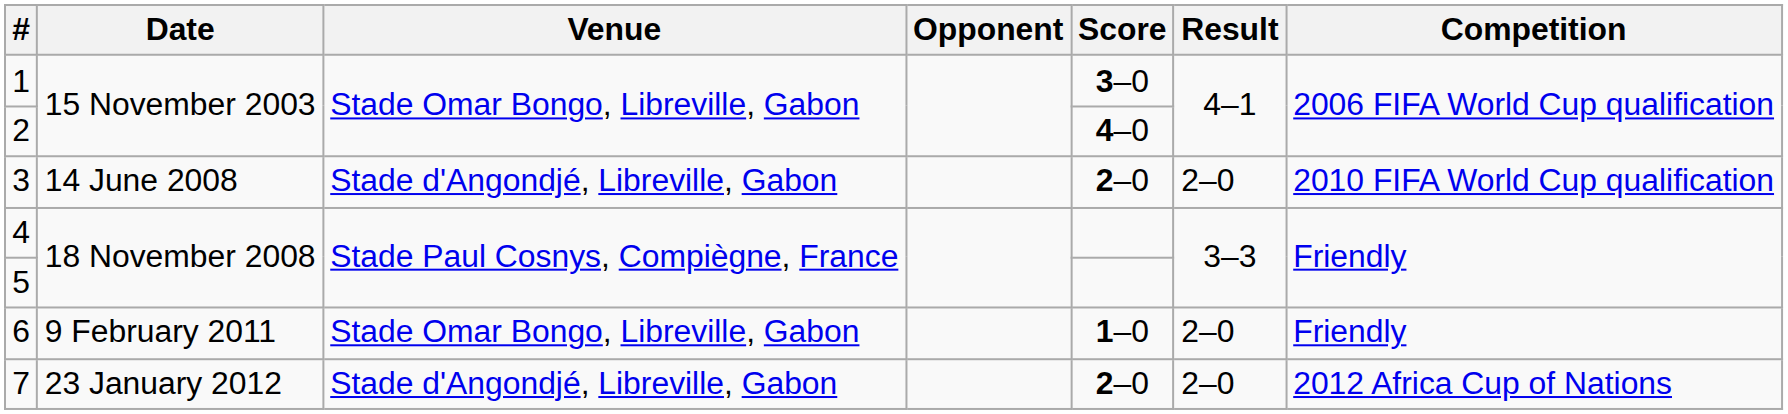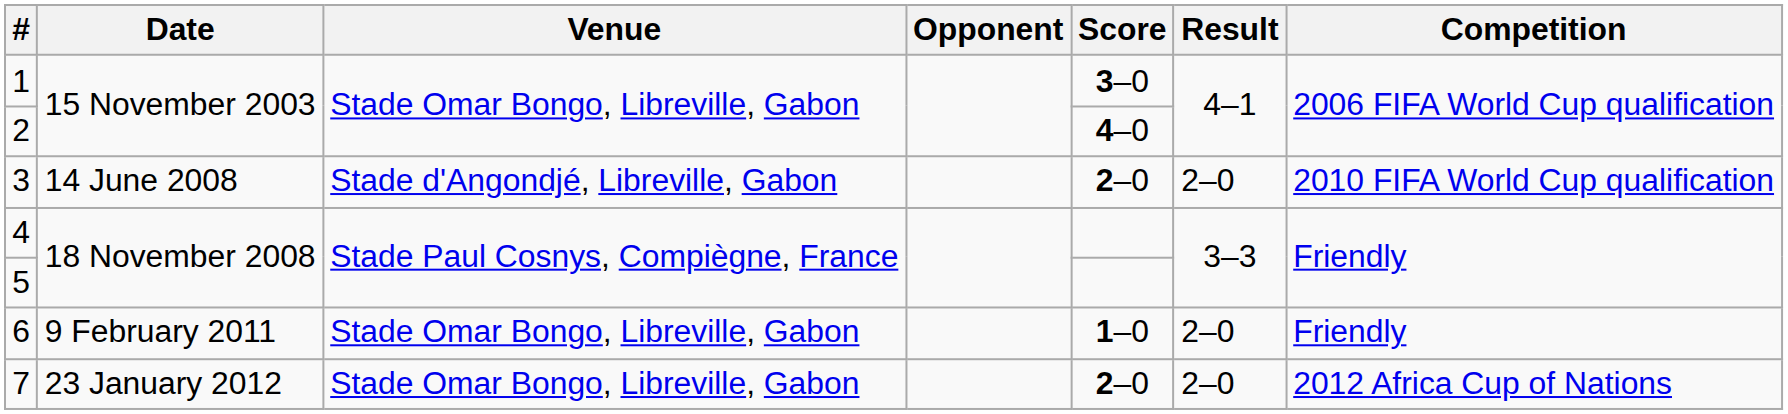(584, 383) Stade d'Angondjé, Libreville, Gabon -> (595, 383) Stade Omar Bongo, Libreville, Gabon
